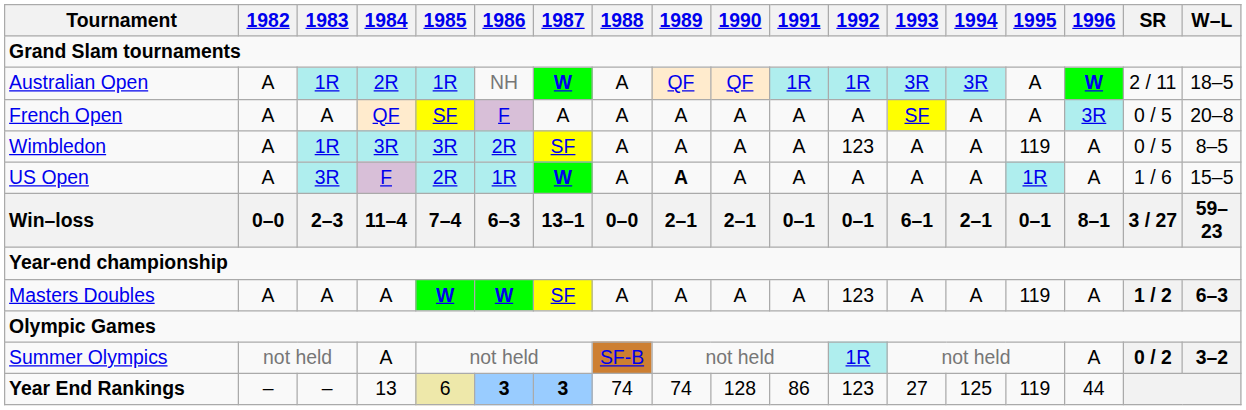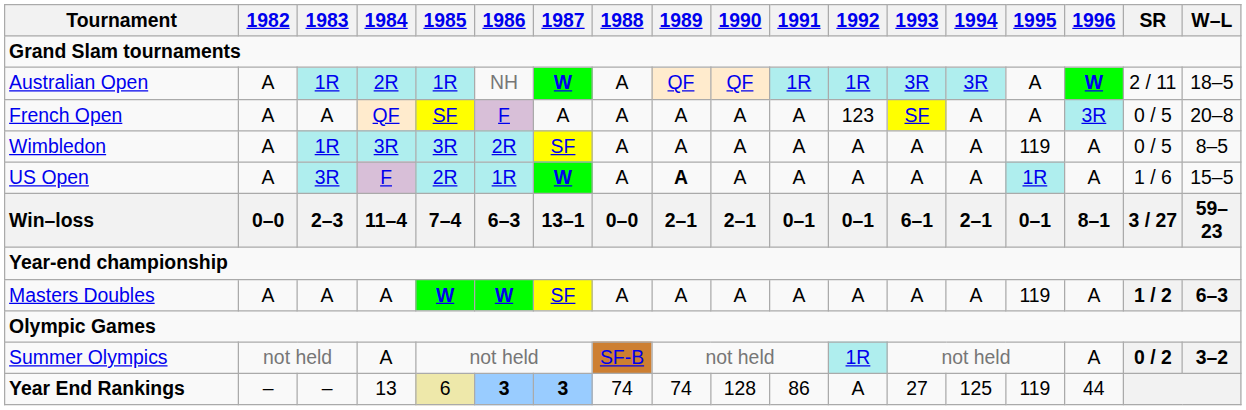(858, 114) A -> (858, 114) 123
(858, 145) 123 -> (858, 145) A
(858, 294) 123 -> (858, 294) A
(858, 388) 123 -> (858, 388) A
